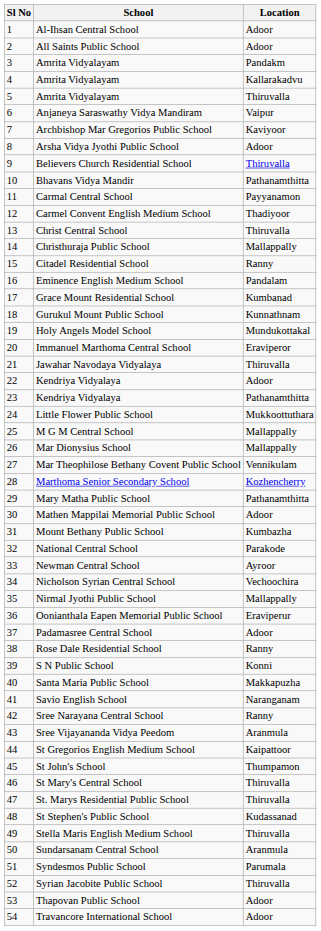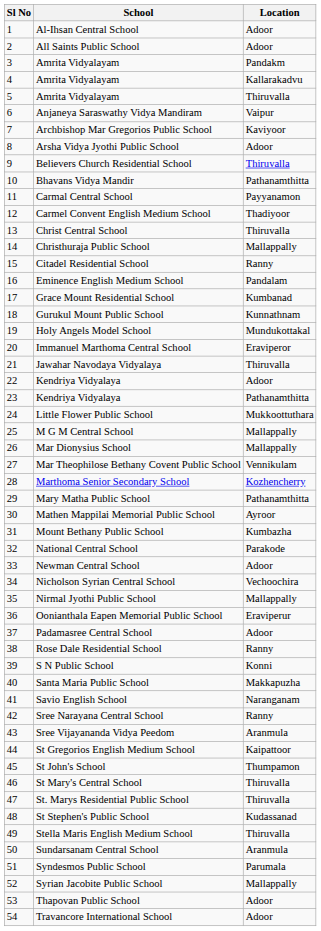(259, 515) Adoor -> (260, 515) Ayroor
(260, 565) Ayroor -> (259, 565) Adoor
(268, 883) Thiruvalla -> (271, 883) Mallappally
